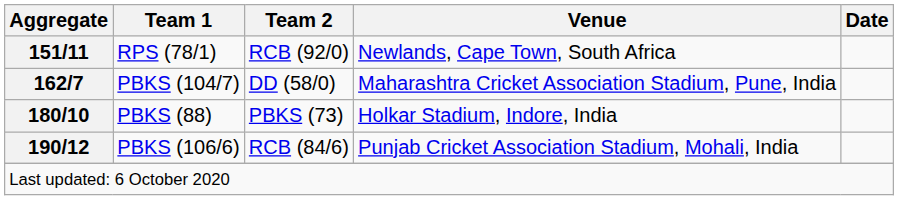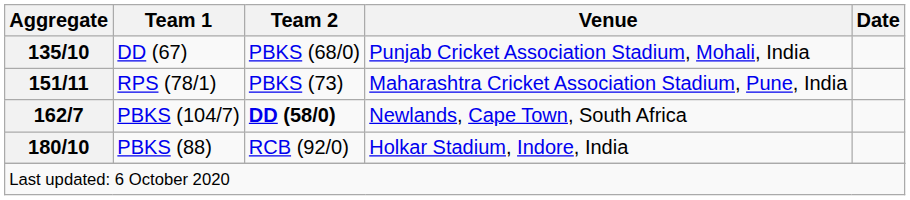+ row: (152, 52)
(299, 52) RCB (92/0) -> (296, 83) PBKS (73)
(517, 52) Newlands, Cape Town, South Africa -> (608, 83) Maharashtra Cricket Association Stadium, Pune, India
(292, 83) normal -> (292, 115) bold
(597, 83) Maharashtra Cricket Association Stadium, Pune, India -> (528, 115) Newlands, Cape Town, South Africa
(296, 115) PBKS (73) -> (299, 147) RCB (92/0)
- row: (179, 147)
